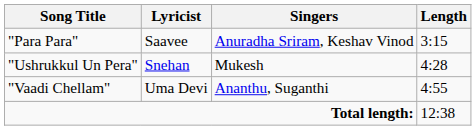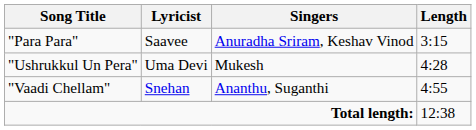(167, 64) Snehan -> (176, 64) Uma Devi
(176, 88) Uma Devi -> (167, 88) Snehan
